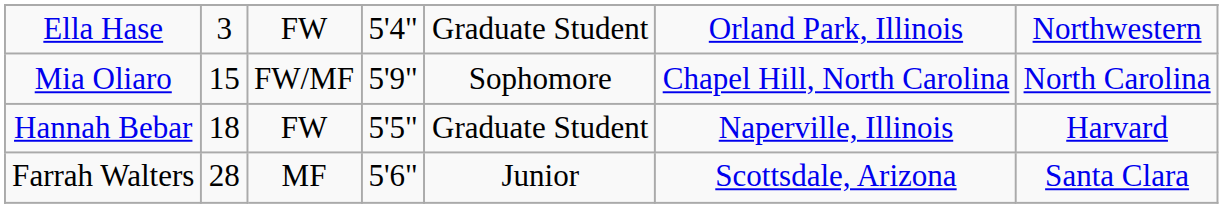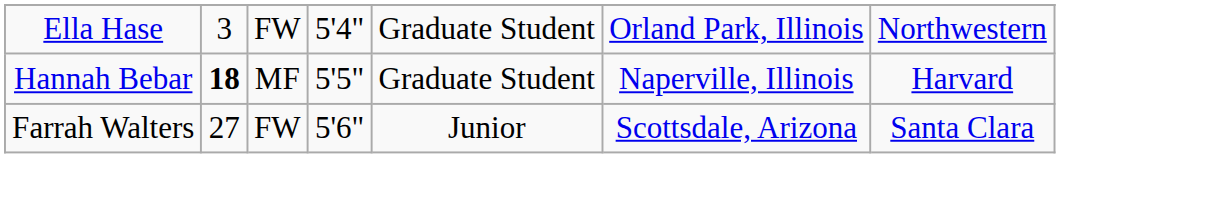- row: (103, 78)
(224, 127) normal -> (224, 78) bold
(304, 127) FW -> (277, 78) MF
(224, 176) 28 -> (224, 127) 27
(304, 176) MF -> (277, 127) FW
